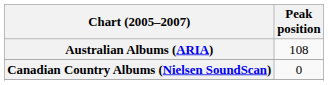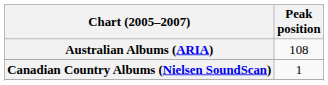(299, 69) 0 -> (299, 69) 1
